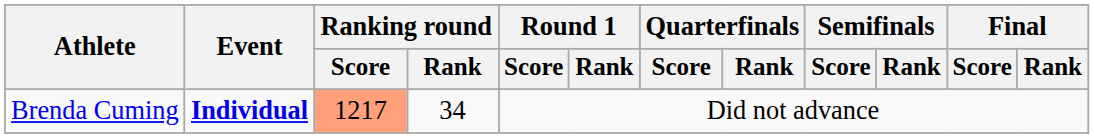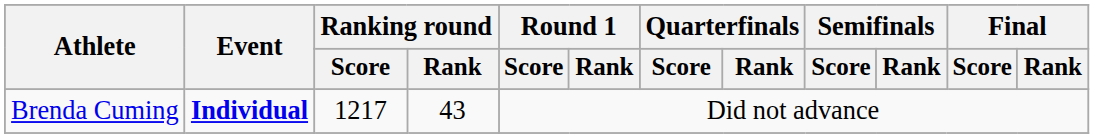(360, 111) lightsalmon background -> (360, 111) no background
(452, 111) 34 -> (452, 111) 43
